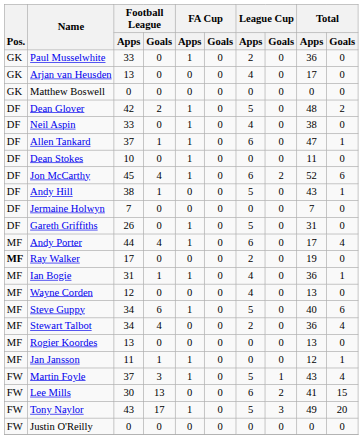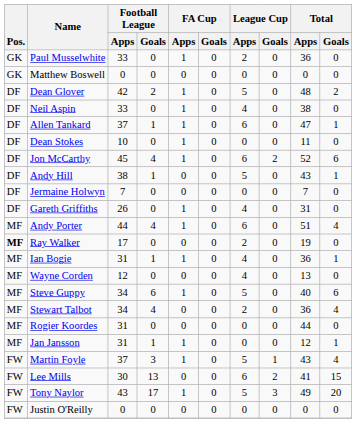- row: (71, 74)
(251, 225) 5 -> (244, 208) 4
(312, 242) 17 -> (305, 225) 51
(129, 342) 13 -> (123, 326) 31
(312, 342) 13 -> (305, 326) 44
(129, 359) 11 -> (123, 342) 31
